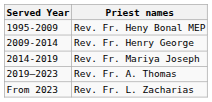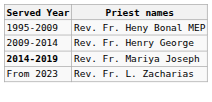(32, 58) normal -> (32, 58) bold
- row: (125, 74)
